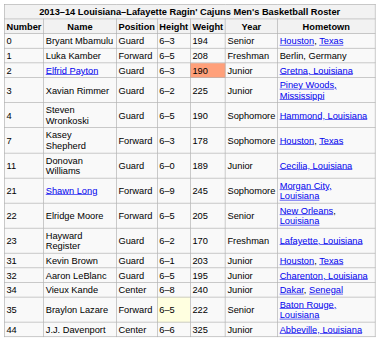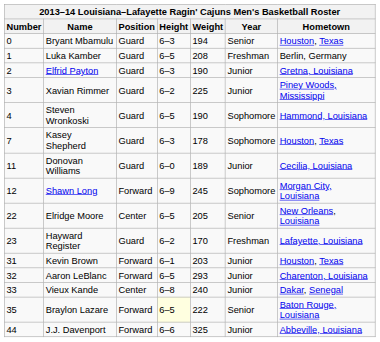(135, 56) Forward -> (131, 56) Guard
(200, 71) lightsalmon background -> (200, 71) no background
(135, 141) Forward -> (131, 141) Guard
(12, 191) 21 -> (12, 191) 12
(135, 216) Forward -> (132, 216) Center
(131, 261) Guard -> (135, 261) Forward
(131, 275) Guard -> (135, 275) Forward
(200, 275) 195 -> (200, 275) 293
(12, 290) 34 -> (12, 290) 33
(132, 330) Center -> (135, 330) Forward
